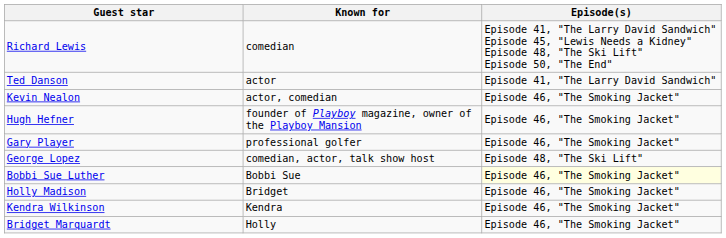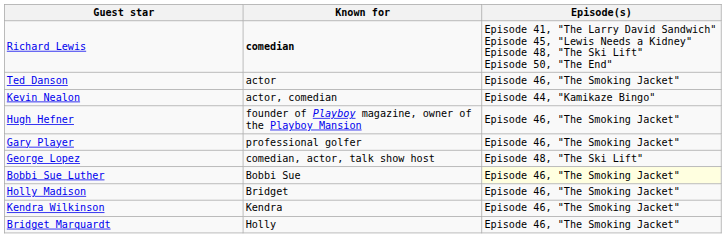(270, 47) normal -> (270, 47) bold
(600, 81) Episode 41, "The Larry David Sandwich" -> (582, 81) Episode 46, "The Smoking Jacket"
(582, 97) Episode 46, "The Smoking Jacket" -> (570, 97) Episode 44, "Kamikaze Bingo"
